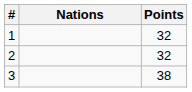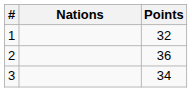(164, 55) 32 -> (164, 55) 36
(164, 76) 38 -> (164, 76) 34
